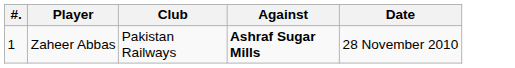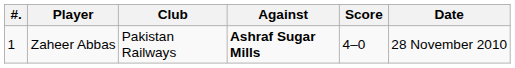+ column: (364, 15)
